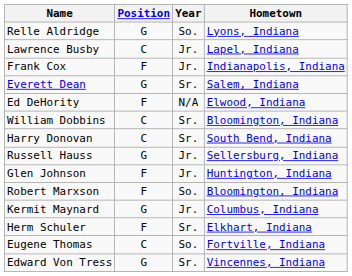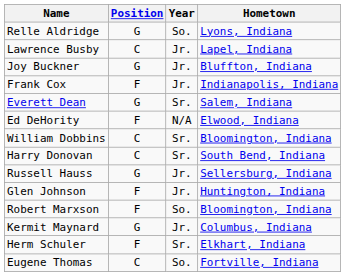+ row: (43, 67)
- row: (60, 262)
